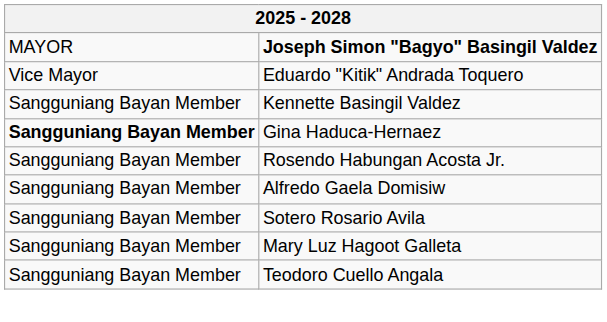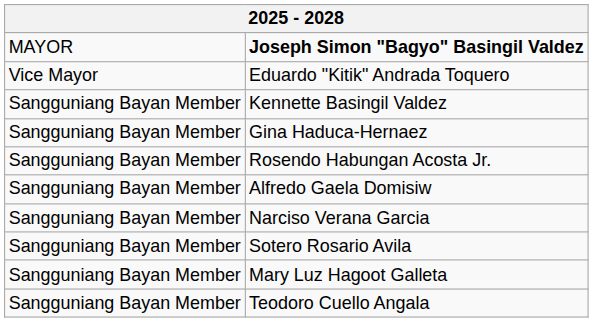(132, 132) bold -> (125, 132) normal
+ row: (339, 217)
